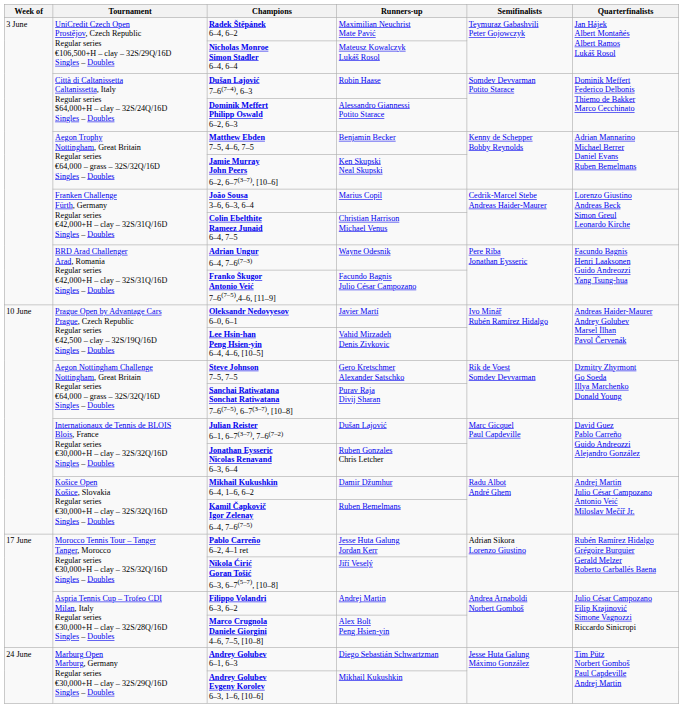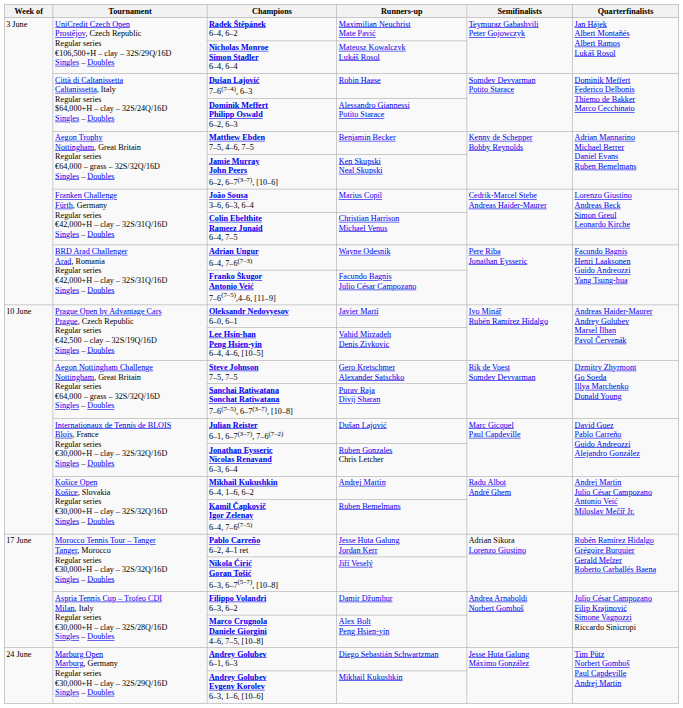(366, 482) Damir Džumhur -> (362, 482) Andrej Martin
(362, 598) Andrej Martin -> (366, 598) Damir Džumhur
